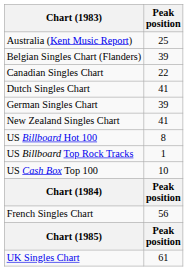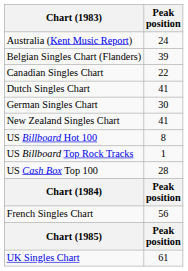(163, 40) 25 -> (163, 40) 24
(163, 105) 39 -> (163, 105) 30
(163, 170) 10 -> (163, 170) 28
